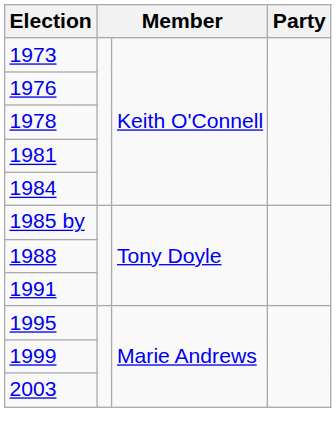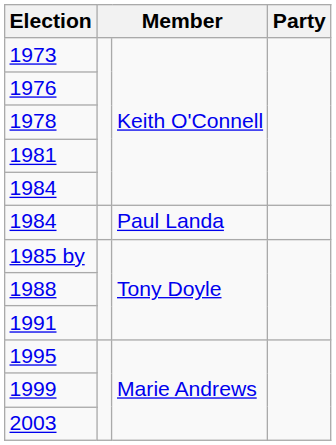+ row: (33, 222)
